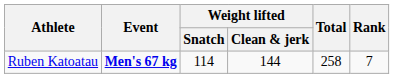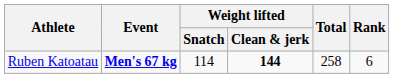(270, 62) normal -> (270, 62) bold
(369, 62) 7 -> (369, 62) 6
